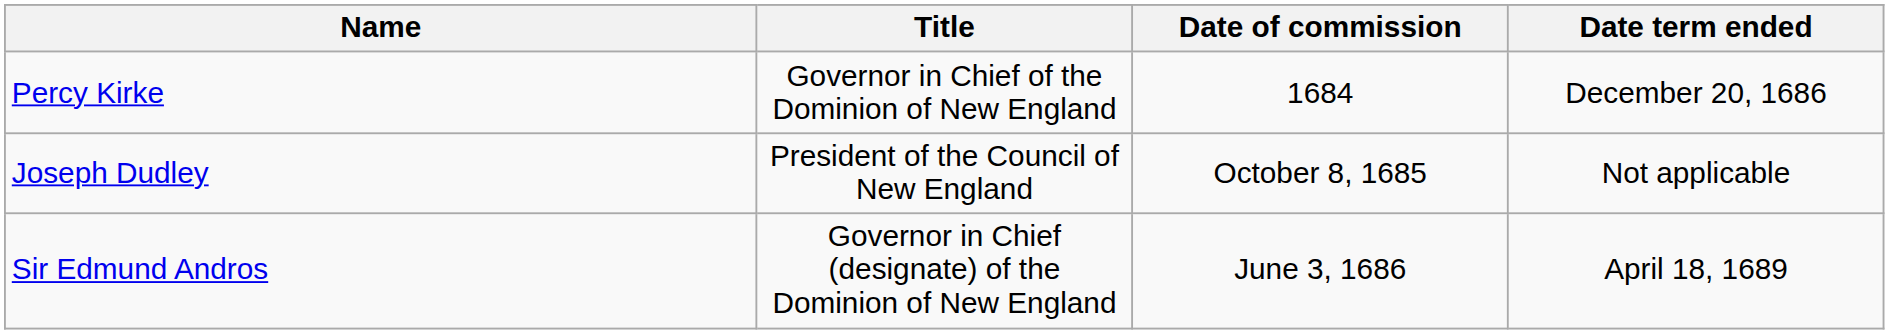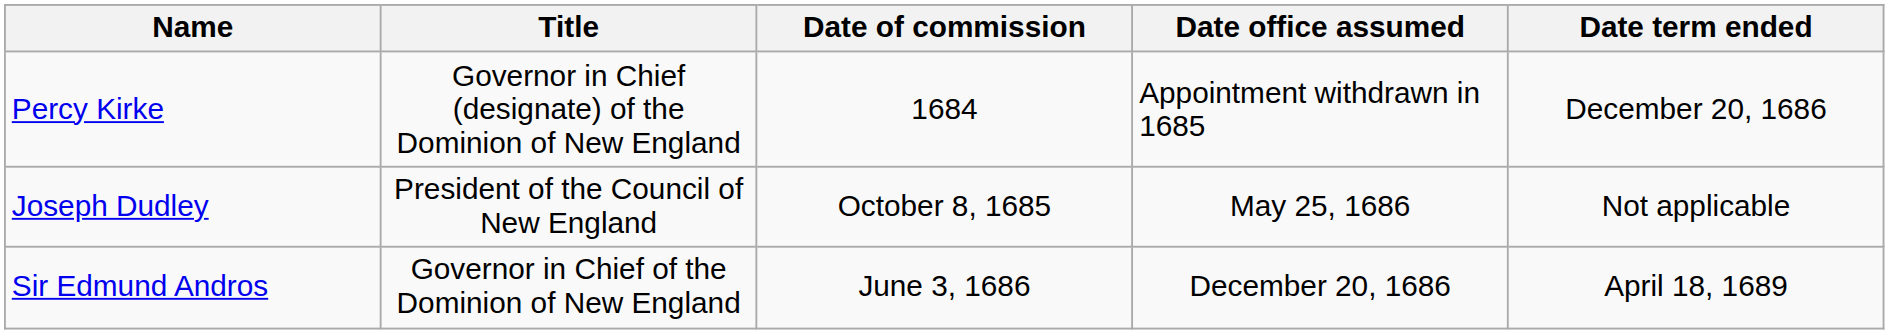+ column: (1320, 28)
(944, 92) Governor in Chief of the Dominion of New England -> (569, 108) Governor in Chief (designate) of the Dominion of New England
(944, 270) Governor in Chief (designate) of the Dominion of New England -> (569, 286) Governor in Chief of the Dominion of New England
